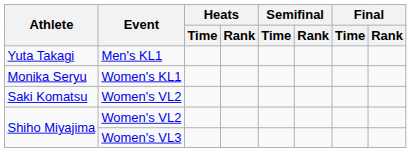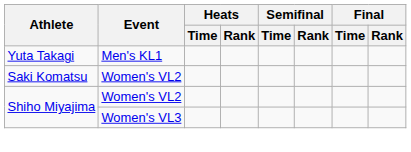- row: (47, 77)
